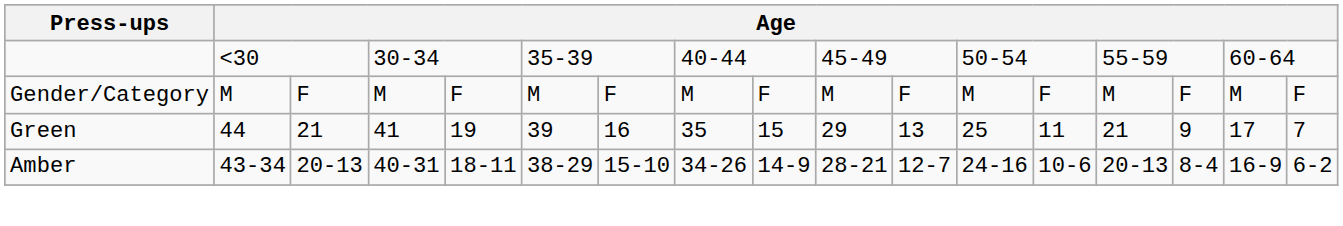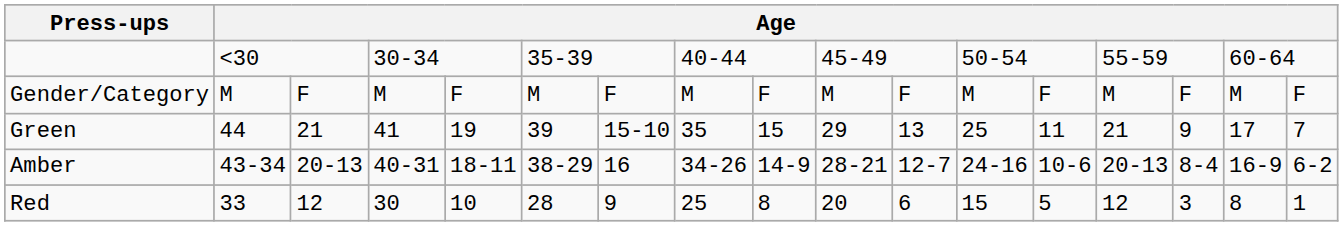(617, 131) 16 -> (637, 131) 15-10
(637, 167) 15-10 -> (617, 167) 16
+ row: (30, 203)
